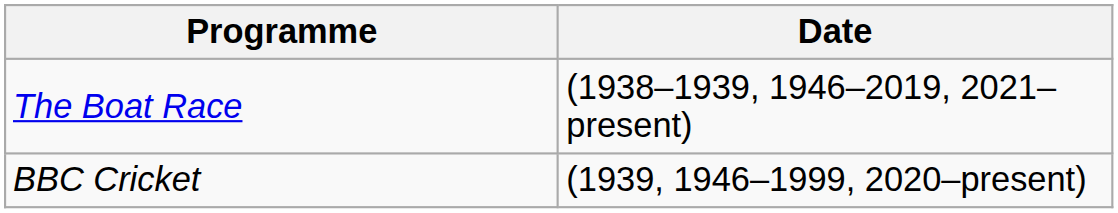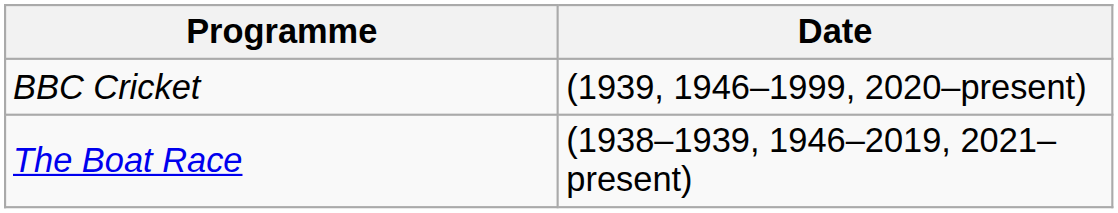rows swapped: (128, 105) <-> (107, 179)
